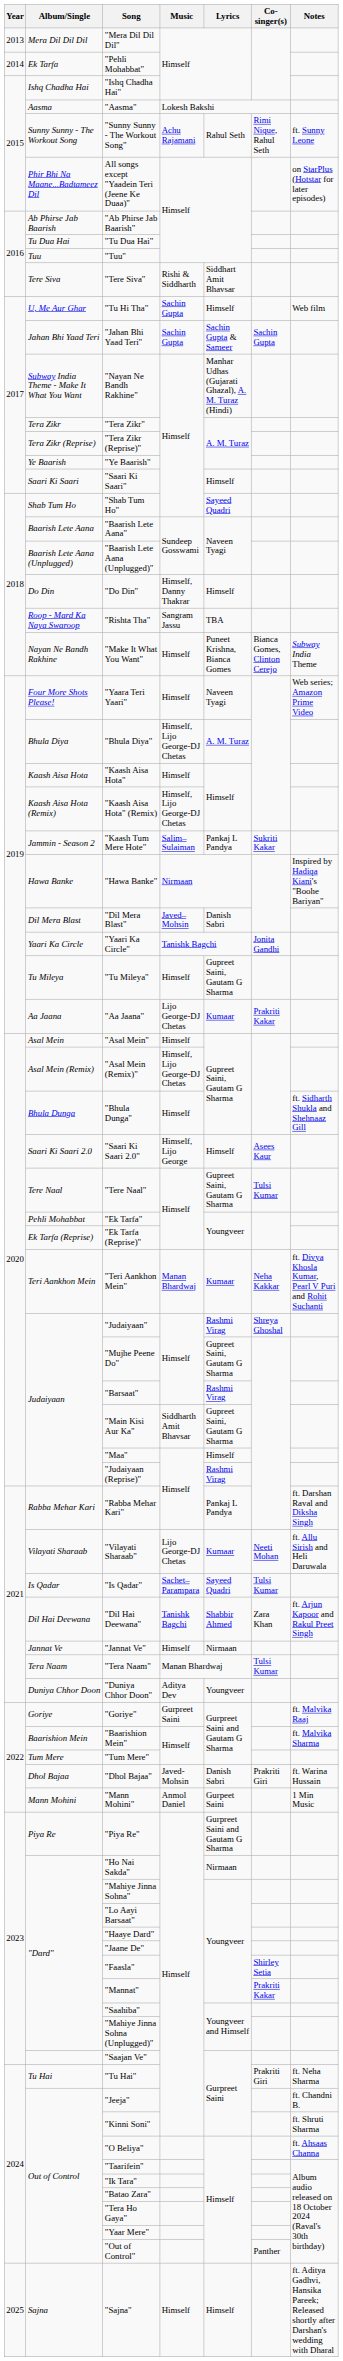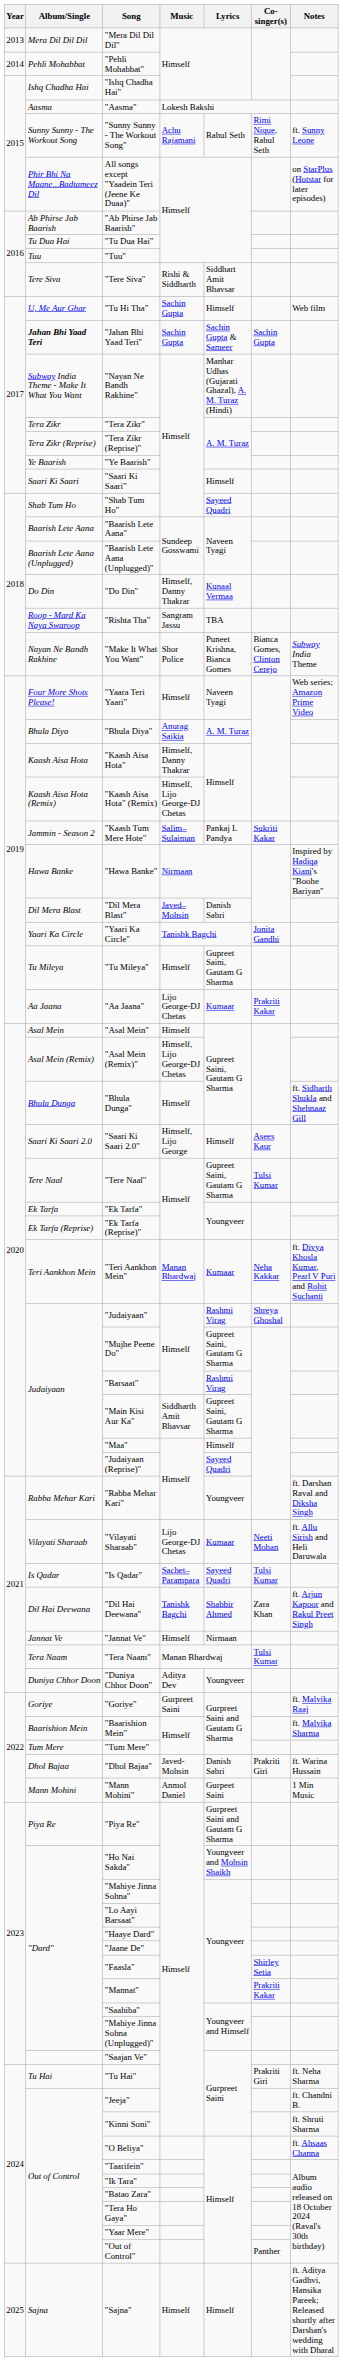(43, 64) Ek Tarfa -> (56, 64) Pehli Mohabbat
(64, 337) normal -> (57, 337) bold
(220, 591) Himself -> (219, 591) Kunaal Vermaa
(176, 654) Himself -> (173, 654) Shor Police
(181, 741) Himself, Lijo George-DJ Chetas -> (175, 731) Anurag Saikia
(176, 775) Himself -> (177, 760) Himself, Danny Thakrar
(56, 1219) Pehli Mohabbat -> (43, 1209) Ek Tarfa
(219, 1474) Rashmi Virag -> (219, 1464) Sayeed Quadri
(222, 1508) Pankaj L Pandya -> (225, 1498) Youngveer
(221, 1867) Nirmaan -> (227, 1862) Youngveer and Mohsin Shaikh
